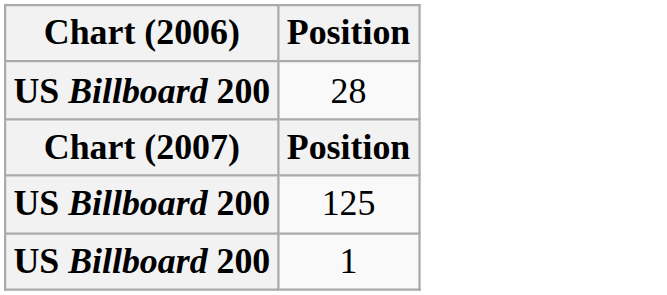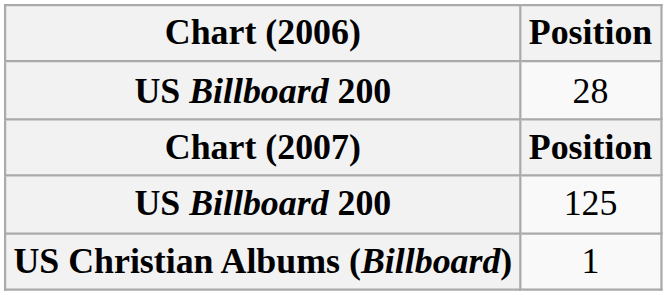(142, 260) US Billboard 200 -> (263, 260) US Christian Albums (Billboard)
